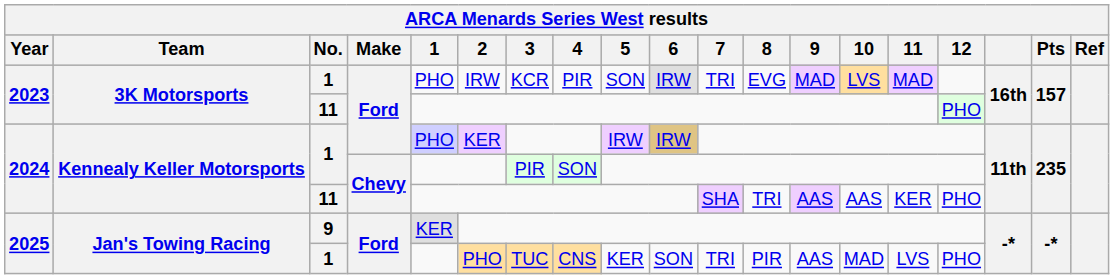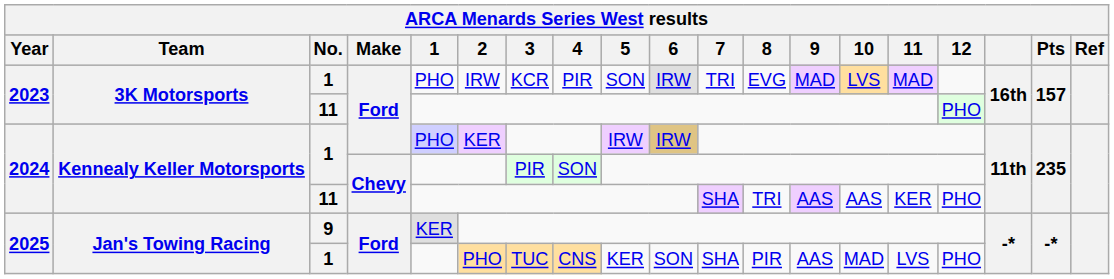(720, 259) TRI -> (720, 259) SHA
